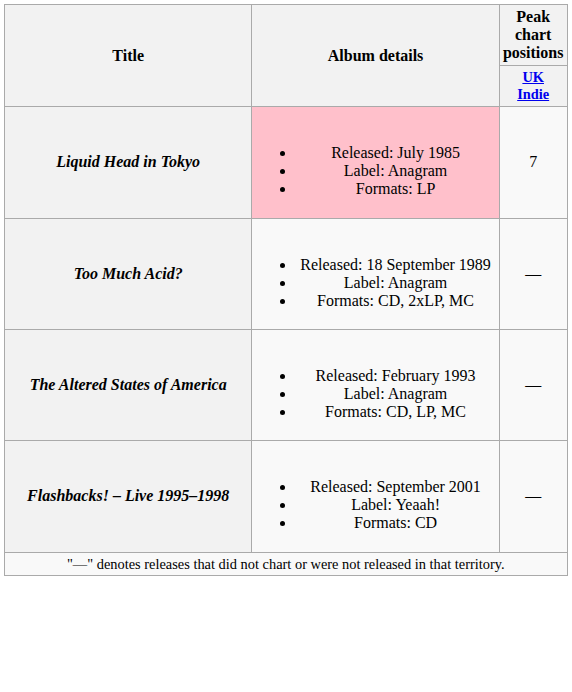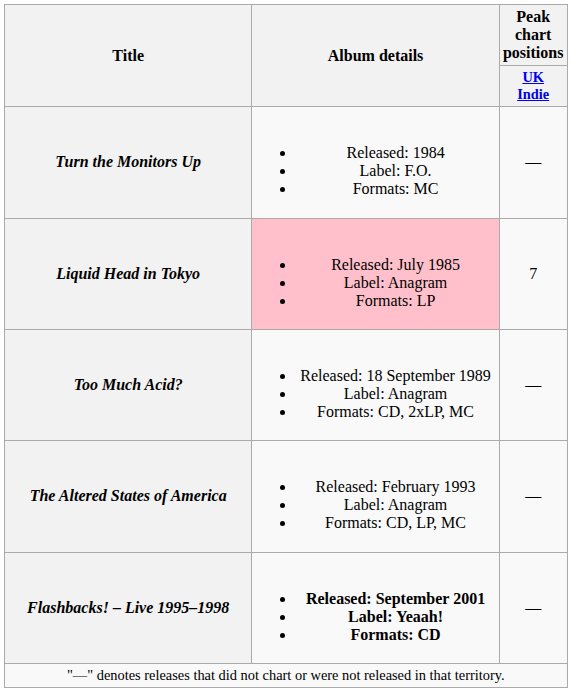+ row: (128, 162)
(376, 505) normal -> (376, 617) bold
